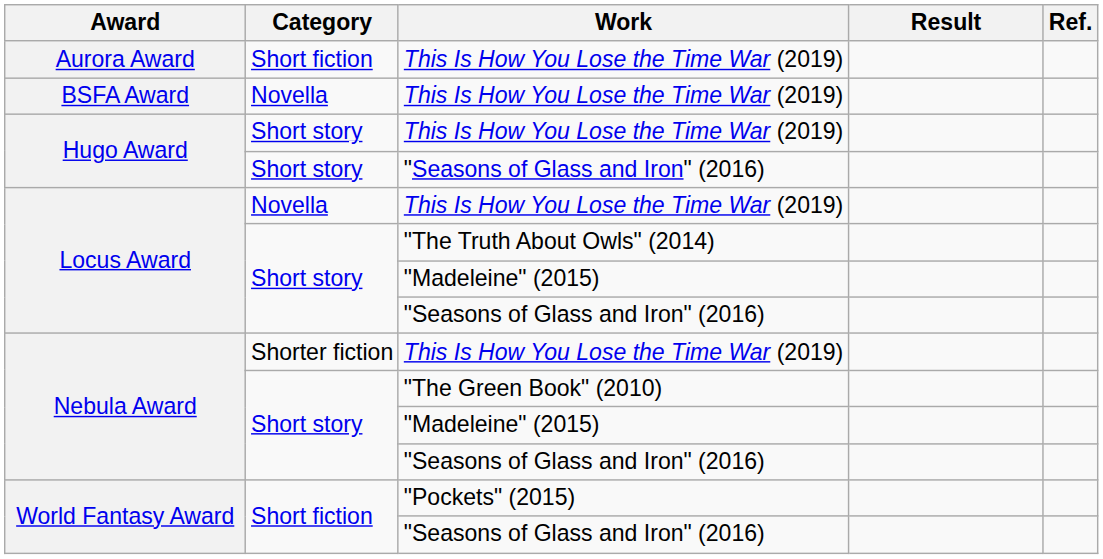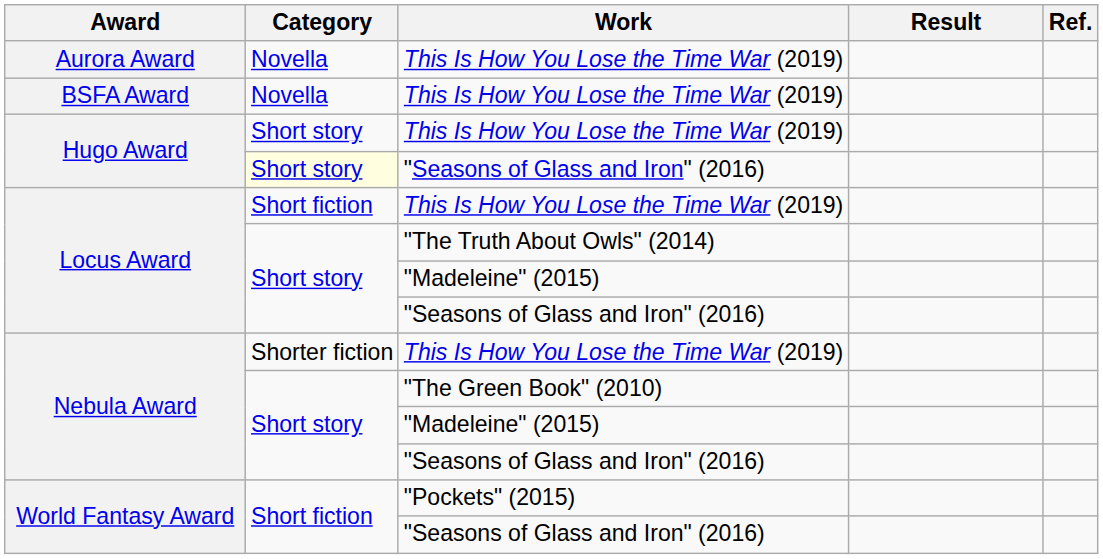(312, 59) Short fiction -> (289, 59) Novella
(307, 168) no background -> (307, 168) lightyellow background
(289, 205) Novella -> (312, 205) Short fiction
